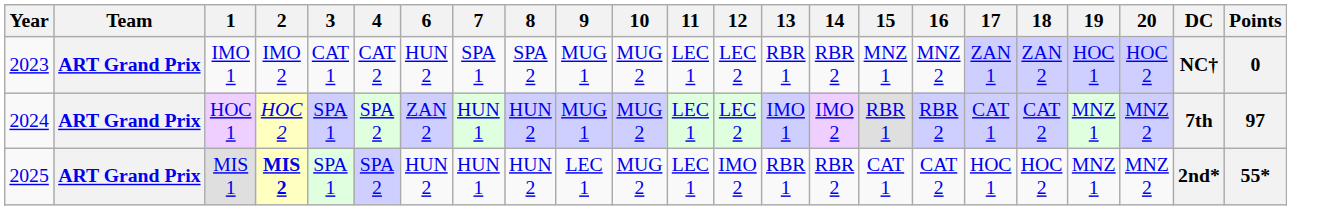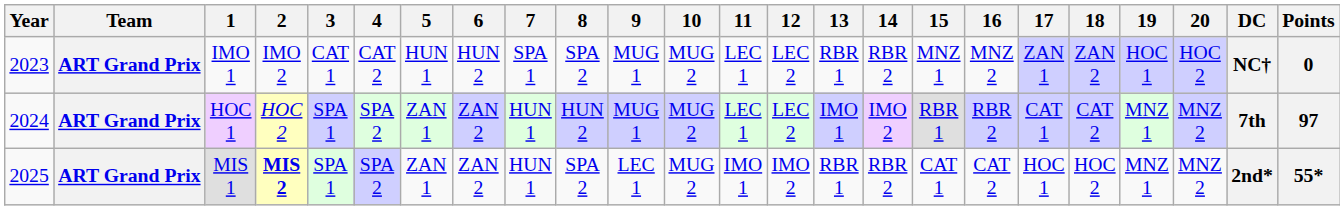+ column: (426, 20)
(426, 175) HUN 2 -> (478, 175) ZAN 2
(530, 175) HUN 2 -> (582, 175) SPA 2
(690, 175) LEC 1 -> (743, 175) IMO 1
